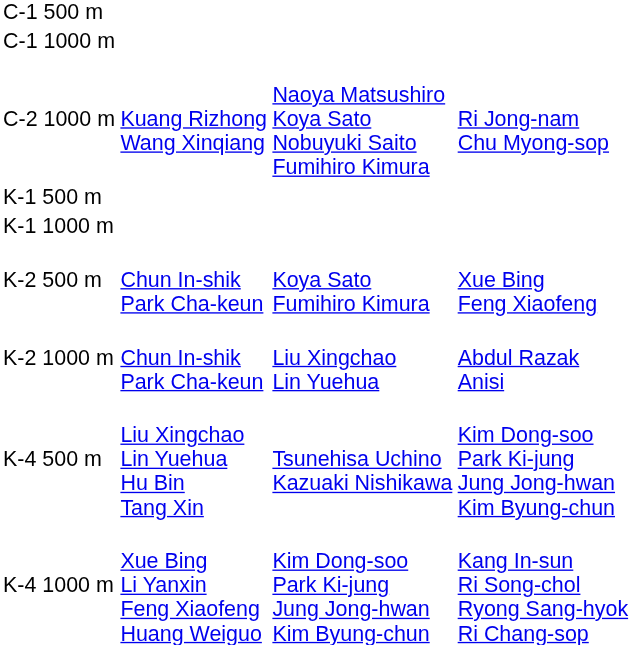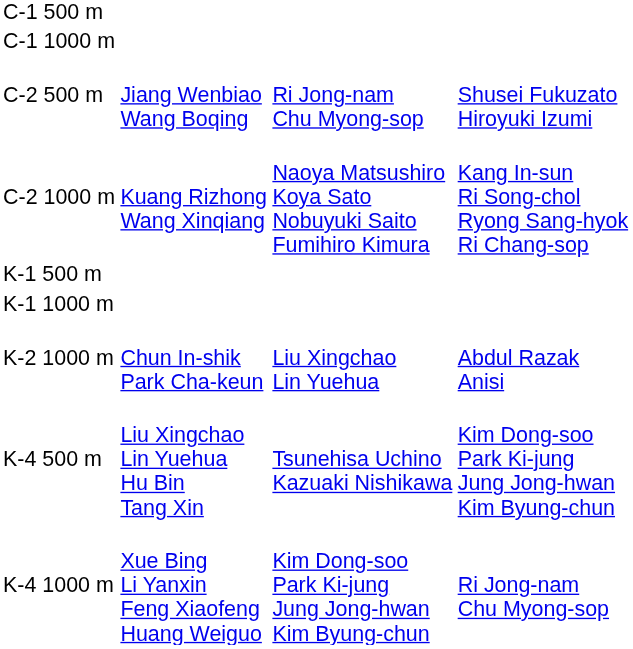+ row: (53, 94)
(533, 131) Ri Jong-nam Chu Myong-sop -> (543, 208) Kang In-sun Ri Song-chol Ryong Sang-hyok Ri Chang-sop
- row: (52, 279)
(543, 597) Kang In-sun Ri Song-chol Ryong Sang-hyok Ri Chang-sop -> (533, 597) Ri Jong-nam Chu Myong-sop
